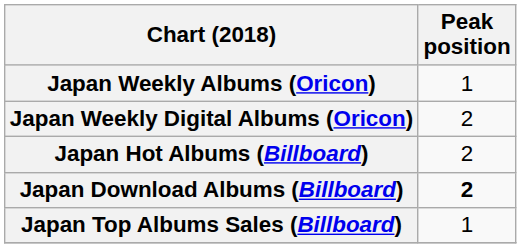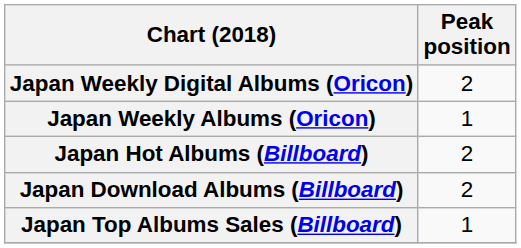rows swapped: (211, 82) <-> (212, 118)
(467, 189) bold -> (467, 189) normal
